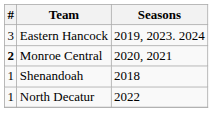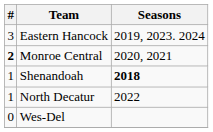(127, 76) normal -> (127, 76) bold
+ row: (42, 117)
